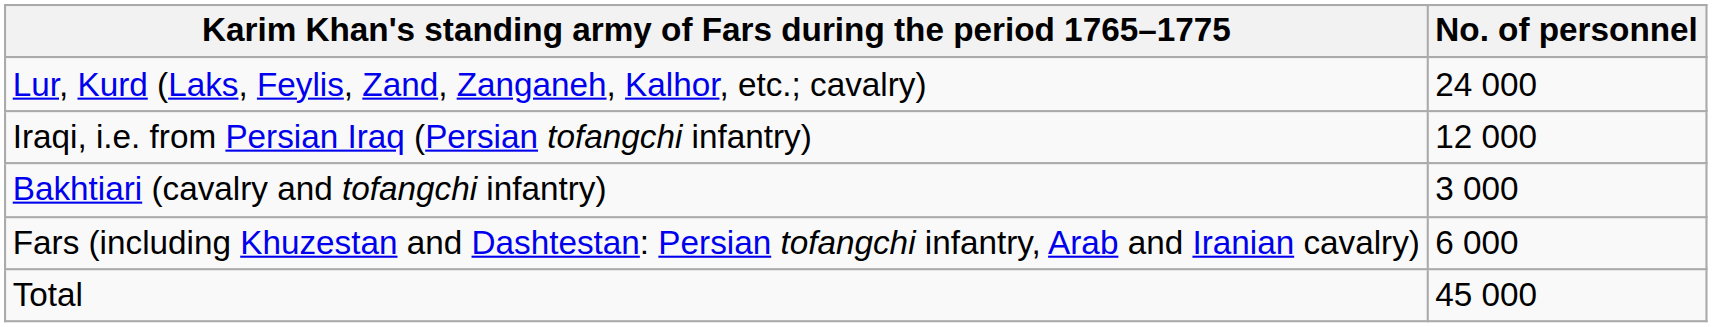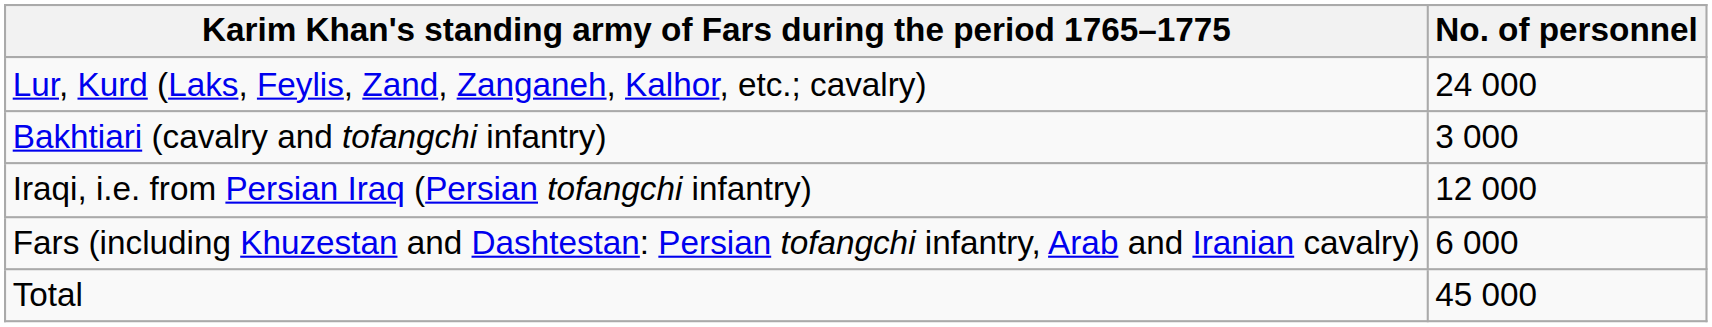rows swapped: (310, 189) <-> (412, 136)
